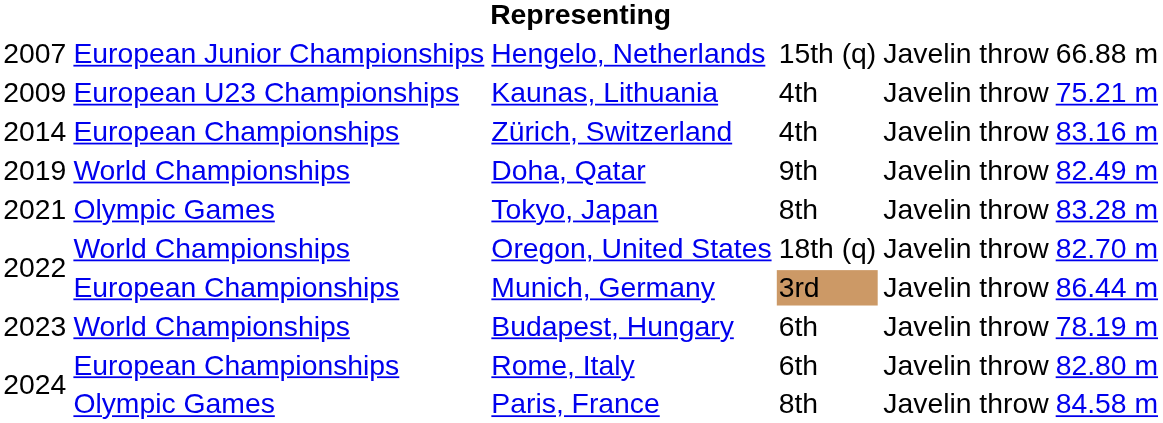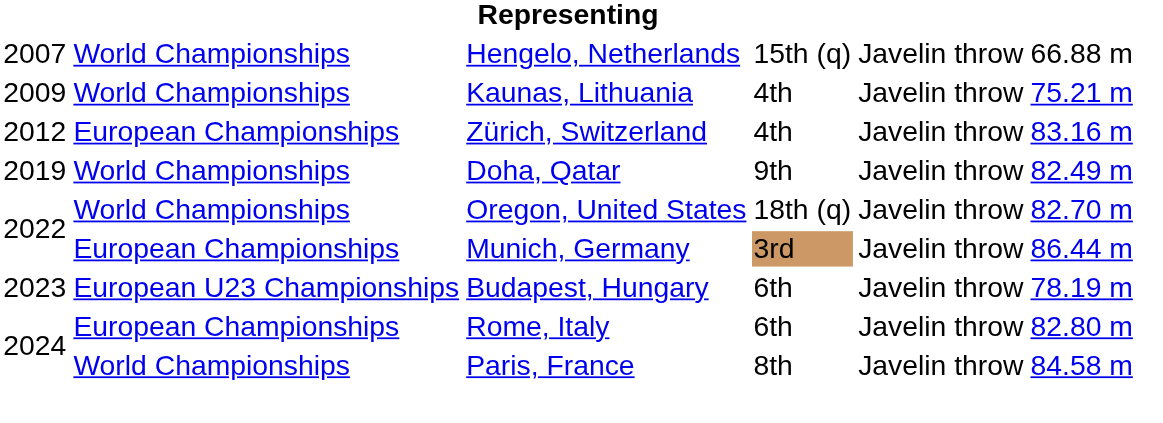(279, 53) European Junior Championships -> (212, 53) World Championships
(266, 92) European U23 Championships -> (212, 92) World Championships
(35, 131) 2014 -> (35, 131) 2012
- row: (575, 209)
(212, 326) World Championships -> (266, 287) European U23 Championships
(174, 404) Olympic Games -> (212, 365) World Championships
